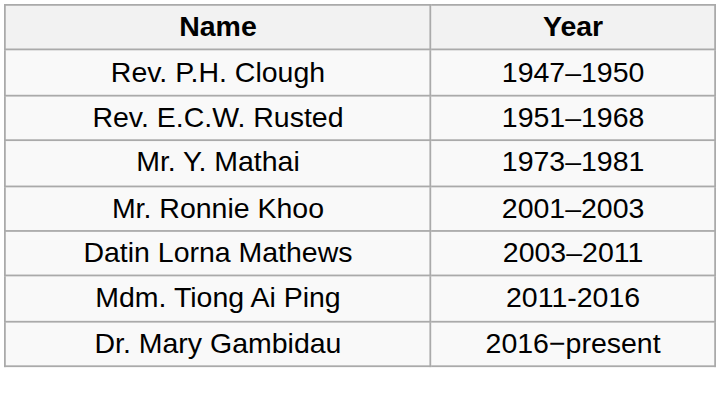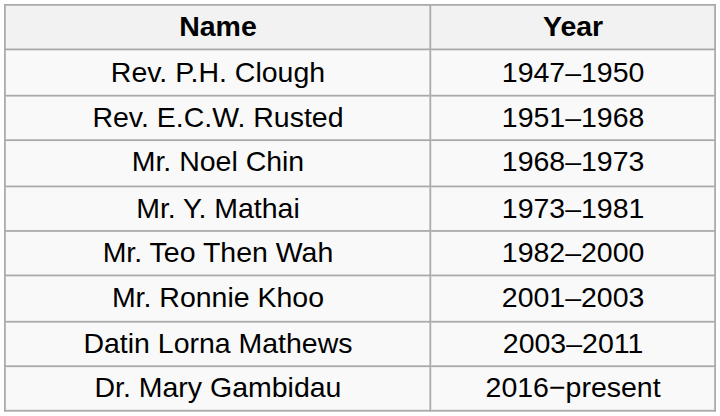+ row: (218, 162)
+ row: (218, 252)
- row: (218, 298)
